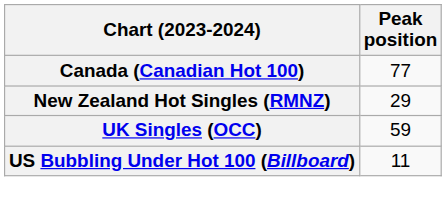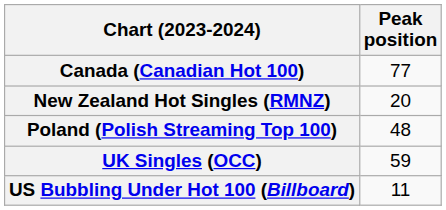(401, 100) 29 -> (401, 100) 20
+ row: (182, 130)
